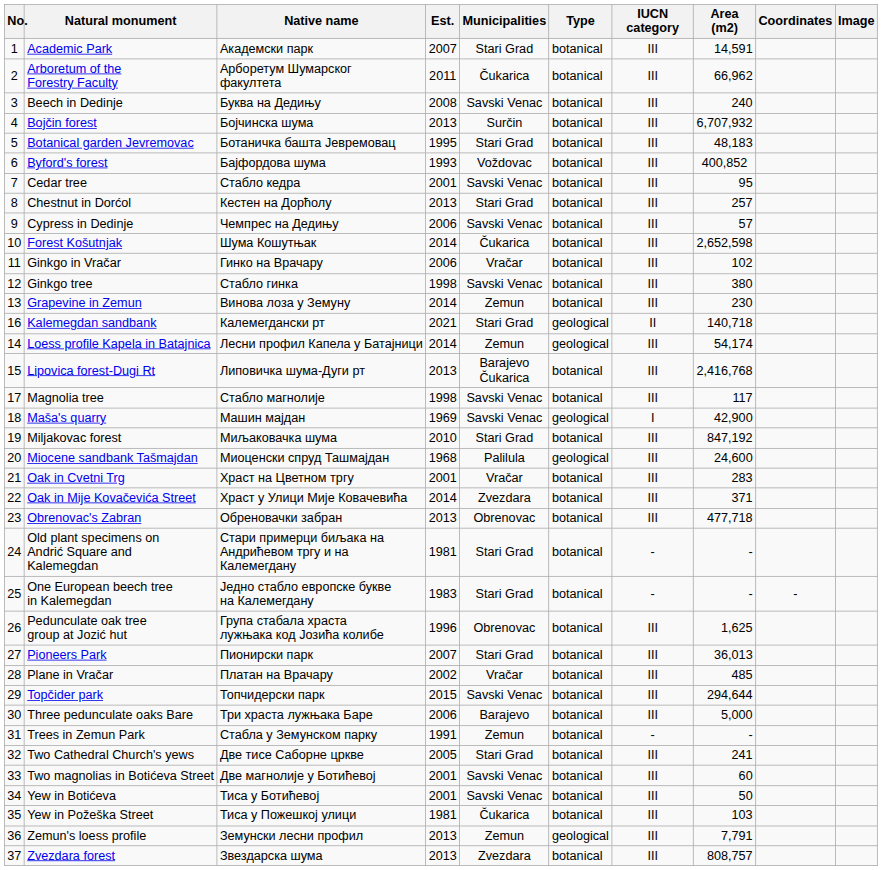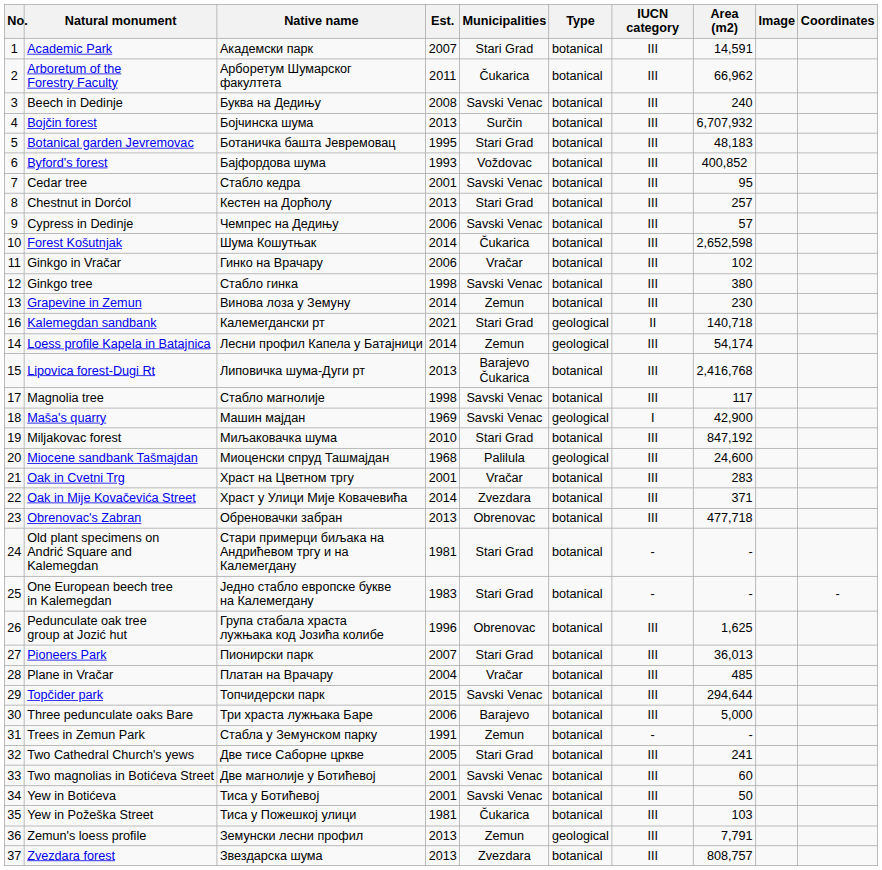columns swapped: (856, 21) <-> (795, 21)
(443, 675) 2002 -> (443, 675) 2004
